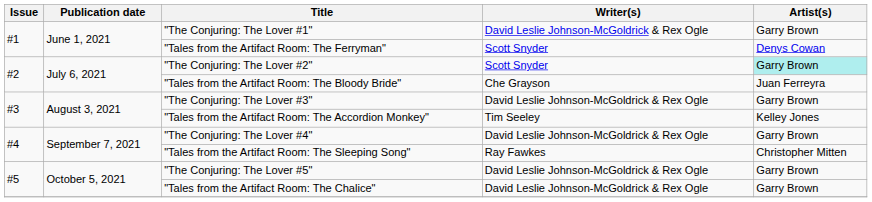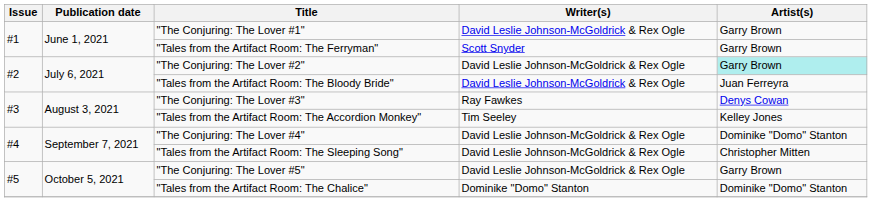(791, 48) Denys Cowan -> (751, 48) Garry Brown
(516, 65) Scott Snyder -> (573, 65) David Leslie Johnson-McGoldrick & Rex Ogle
(517, 83) Che Grayson -> (573, 83) David Leslie Johnson-McGoldrick & Rex Ogle
(597, 100) David Leslie Johnson-McGoldrick & Rex Ogle -> (492, 100) Ray Fawkes
(787, 100) Garry Brown -> (754, 100) Denys Cowan
(787, 135) Garry Brown -> (783, 135) Dominike "Domo" Stanton
(515, 153) Ray Fawkes -> (573, 153) David Leslie Johnson-McGoldrick & Rex Ogle
(597, 188) David Leslie Johnson-McGoldrick & Rex Ogle -> (525, 188) Dominike "Domo" Stanton
(787, 188) Garry Brown -> (783, 188) Dominike "Domo" Stanton
